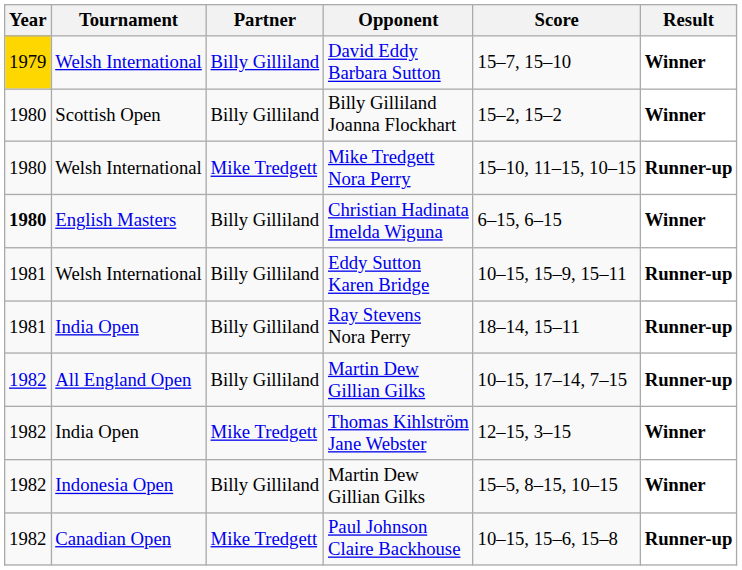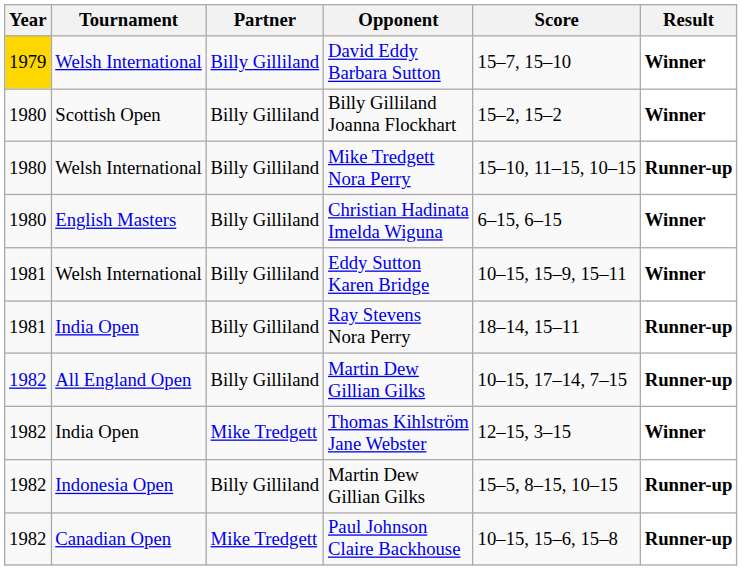(264, 168) Mike Tredgett -> (265, 168) Billy Gilliland
(28, 221) bold -> (28, 221) normal
(689, 274) Runner-up -> (675, 274) Winner
(675, 486) Winner -> (689, 486) Runner-up
